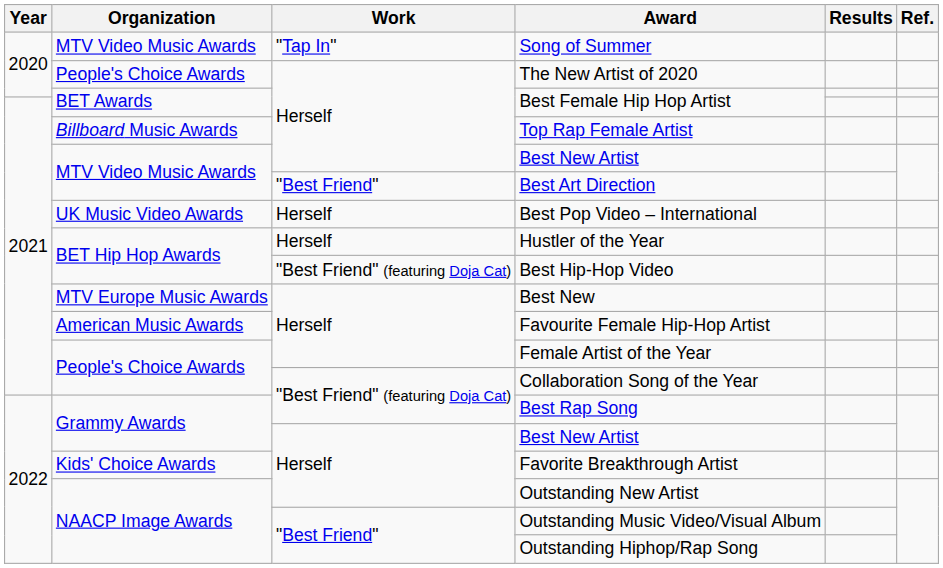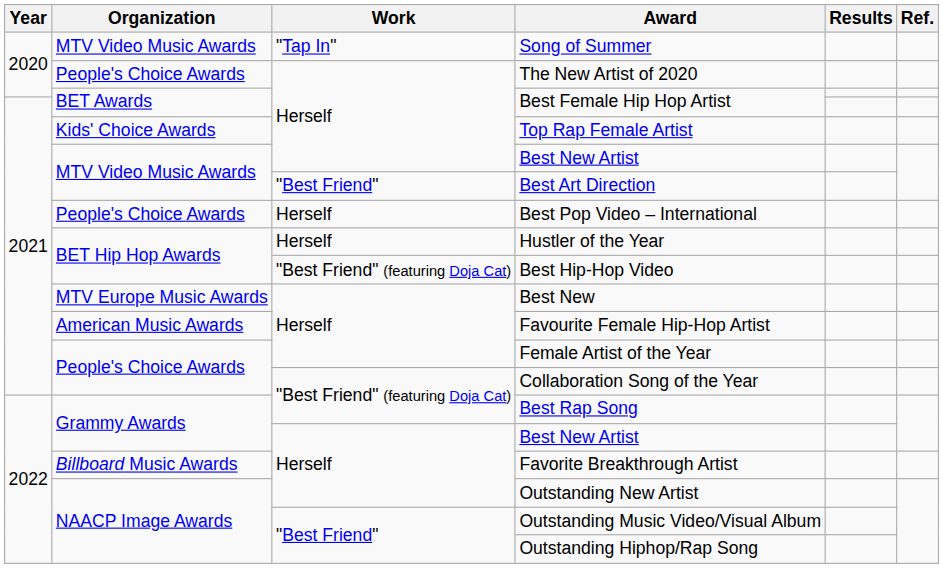(147, 130) Billboard Music Awards -> (136, 130) Kids' Choice Awards
(149, 213) UK Music Video Awards -> (150, 213) People's Choice Awards
(136, 465) Kids' Choice Awards -> (147, 465) Billboard Music Awards
